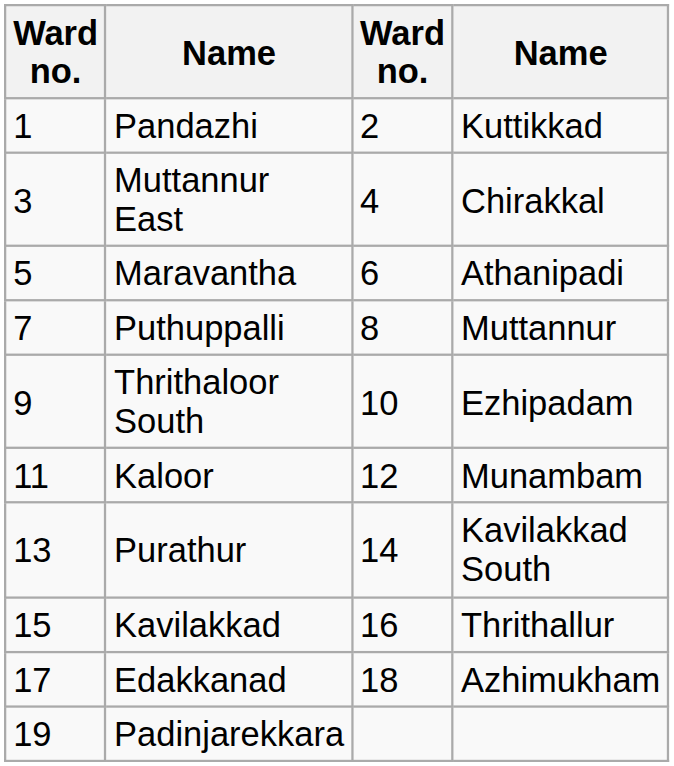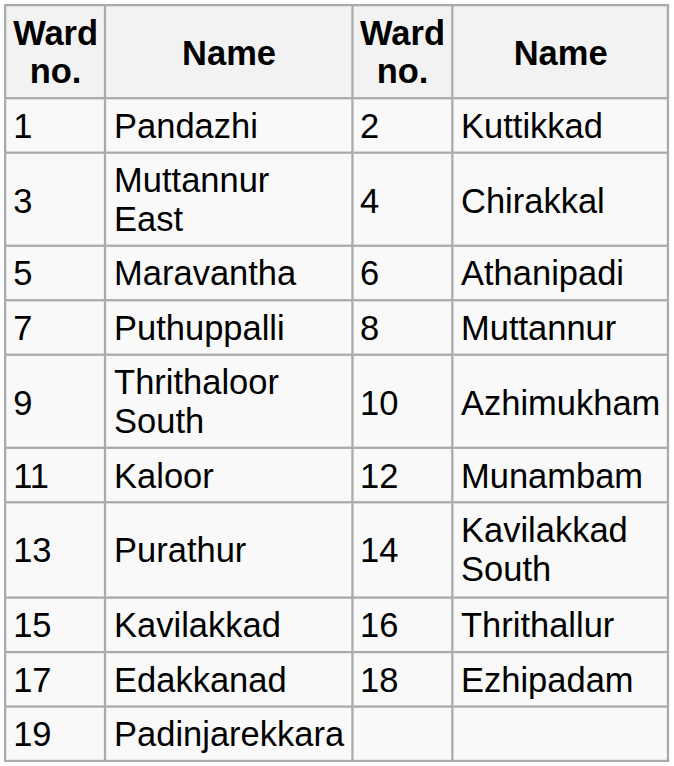(547, 402) Ezhipadam -> (561, 402) Azhimukham
(561, 679) Azhimukham -> (547, 679) Ezhipadam
